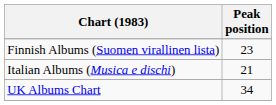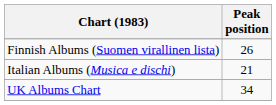(247, 49) 23 -> (247, 49) 26
